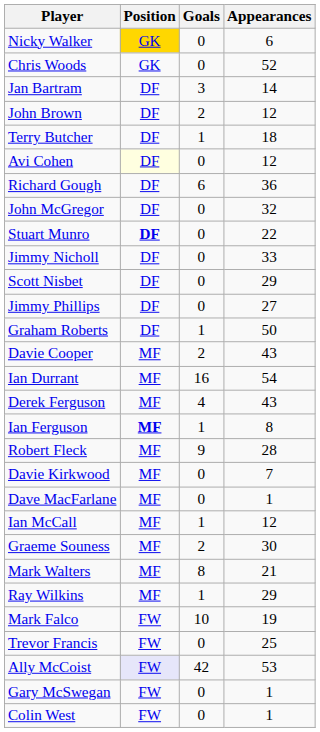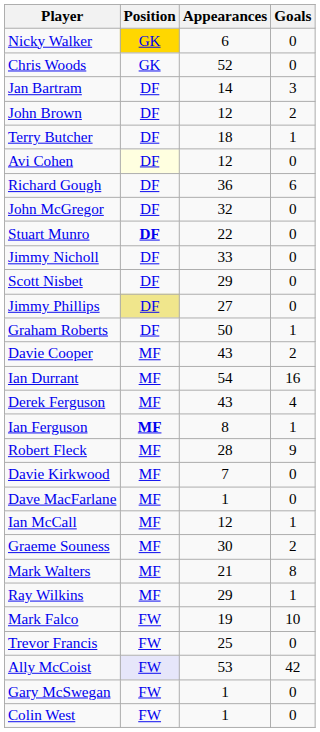columns swapped: (269, 16) <-> (201, 16)
(150, 305) no background -> (150, 305) khaki background
